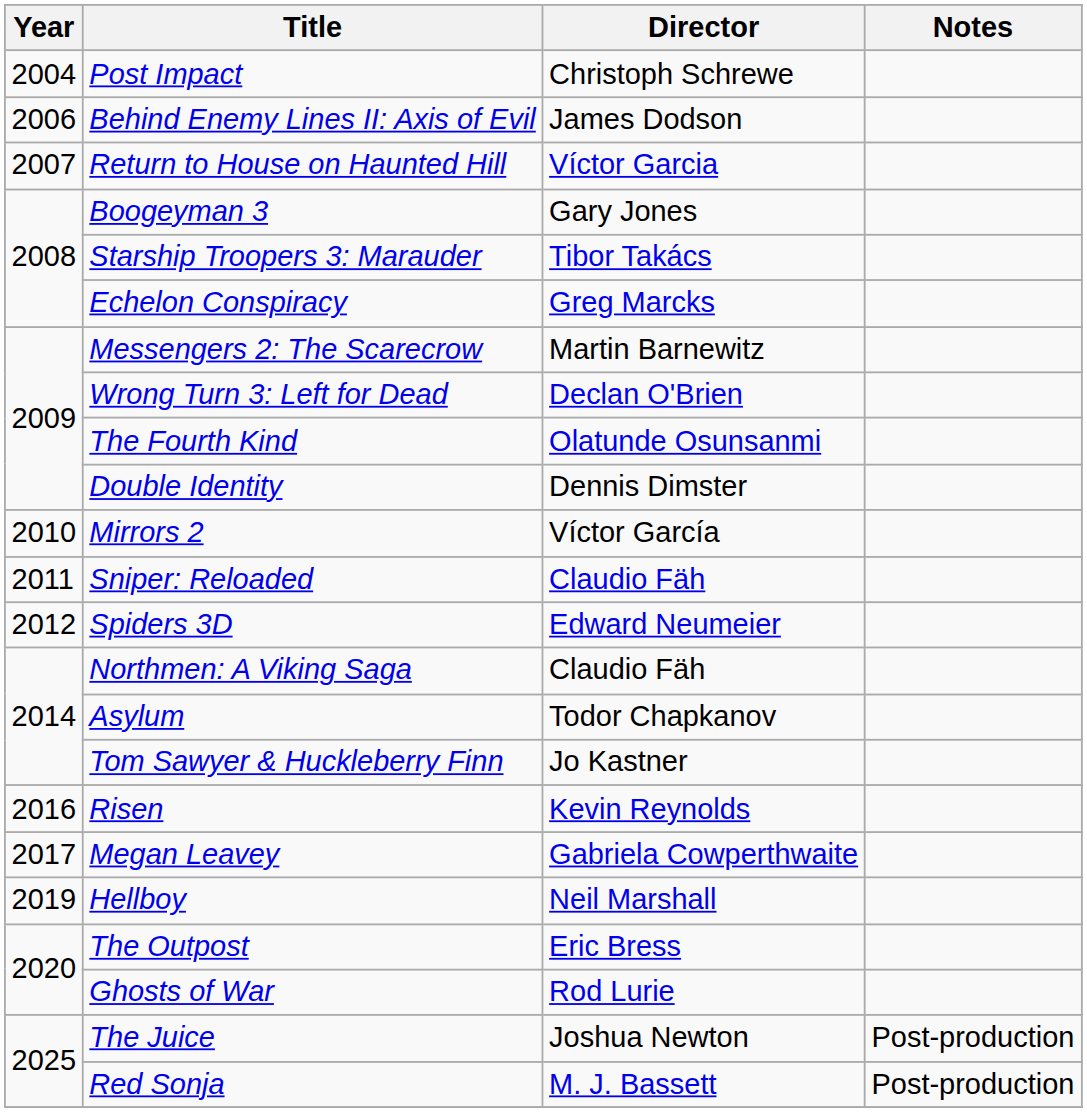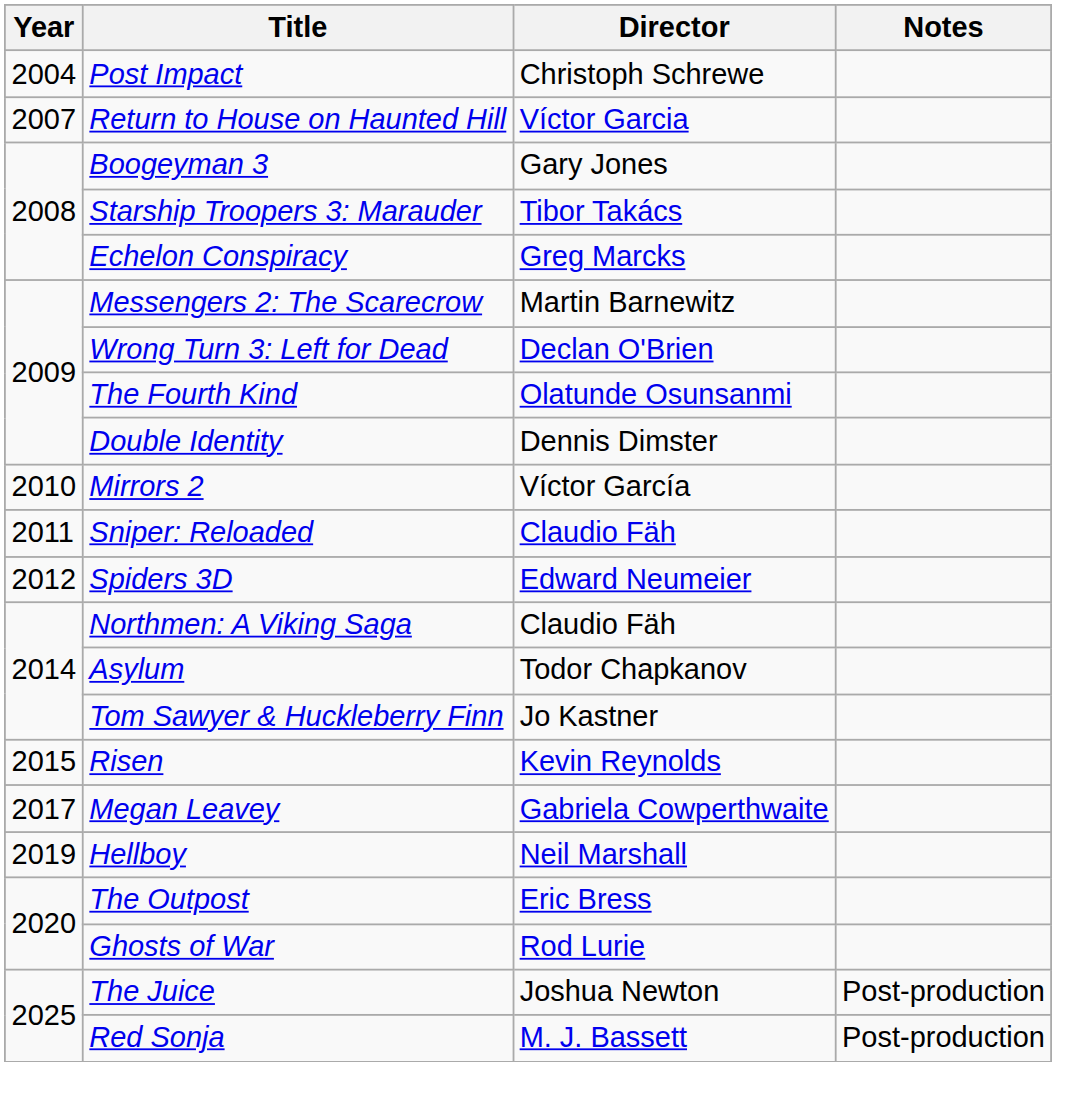- row: (313, 119)
(44, 808) 2016 -> (44, 762) 2015
